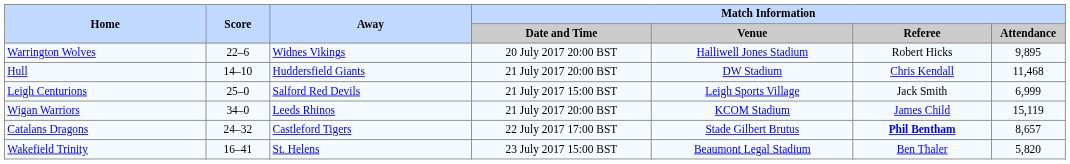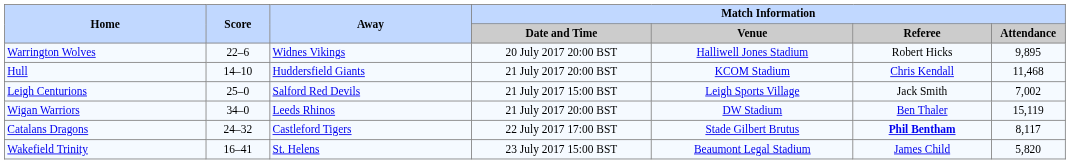(752, 72) DW Stadium -> (752, 72) KCOM Stadium
(1028, 91) 6,999 -> (1028, 91) 7,002
(752, 110) KCOM Stadium -> (752, 110) DW Stadium
(922, 110) James Child -> (922, 110) Ben Thaler
(1028, 130) 8,657 -> (1028, 130) 8,117
(922, 149) Ben Thaler -> (922, 149) James Child
